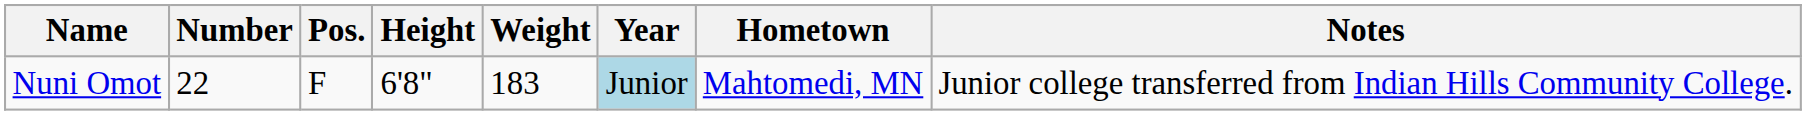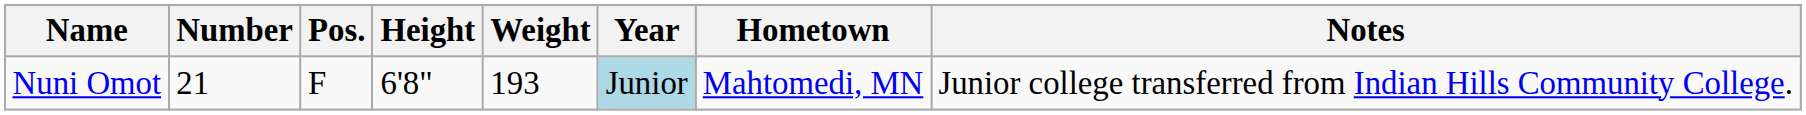(193, 82) 22 -> (193, 82) 21
(515, 82) 183 -> (515, 82) 193
